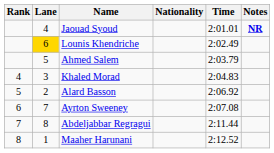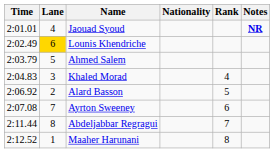columns swapped: (18, 12) <-> (223, 12)
